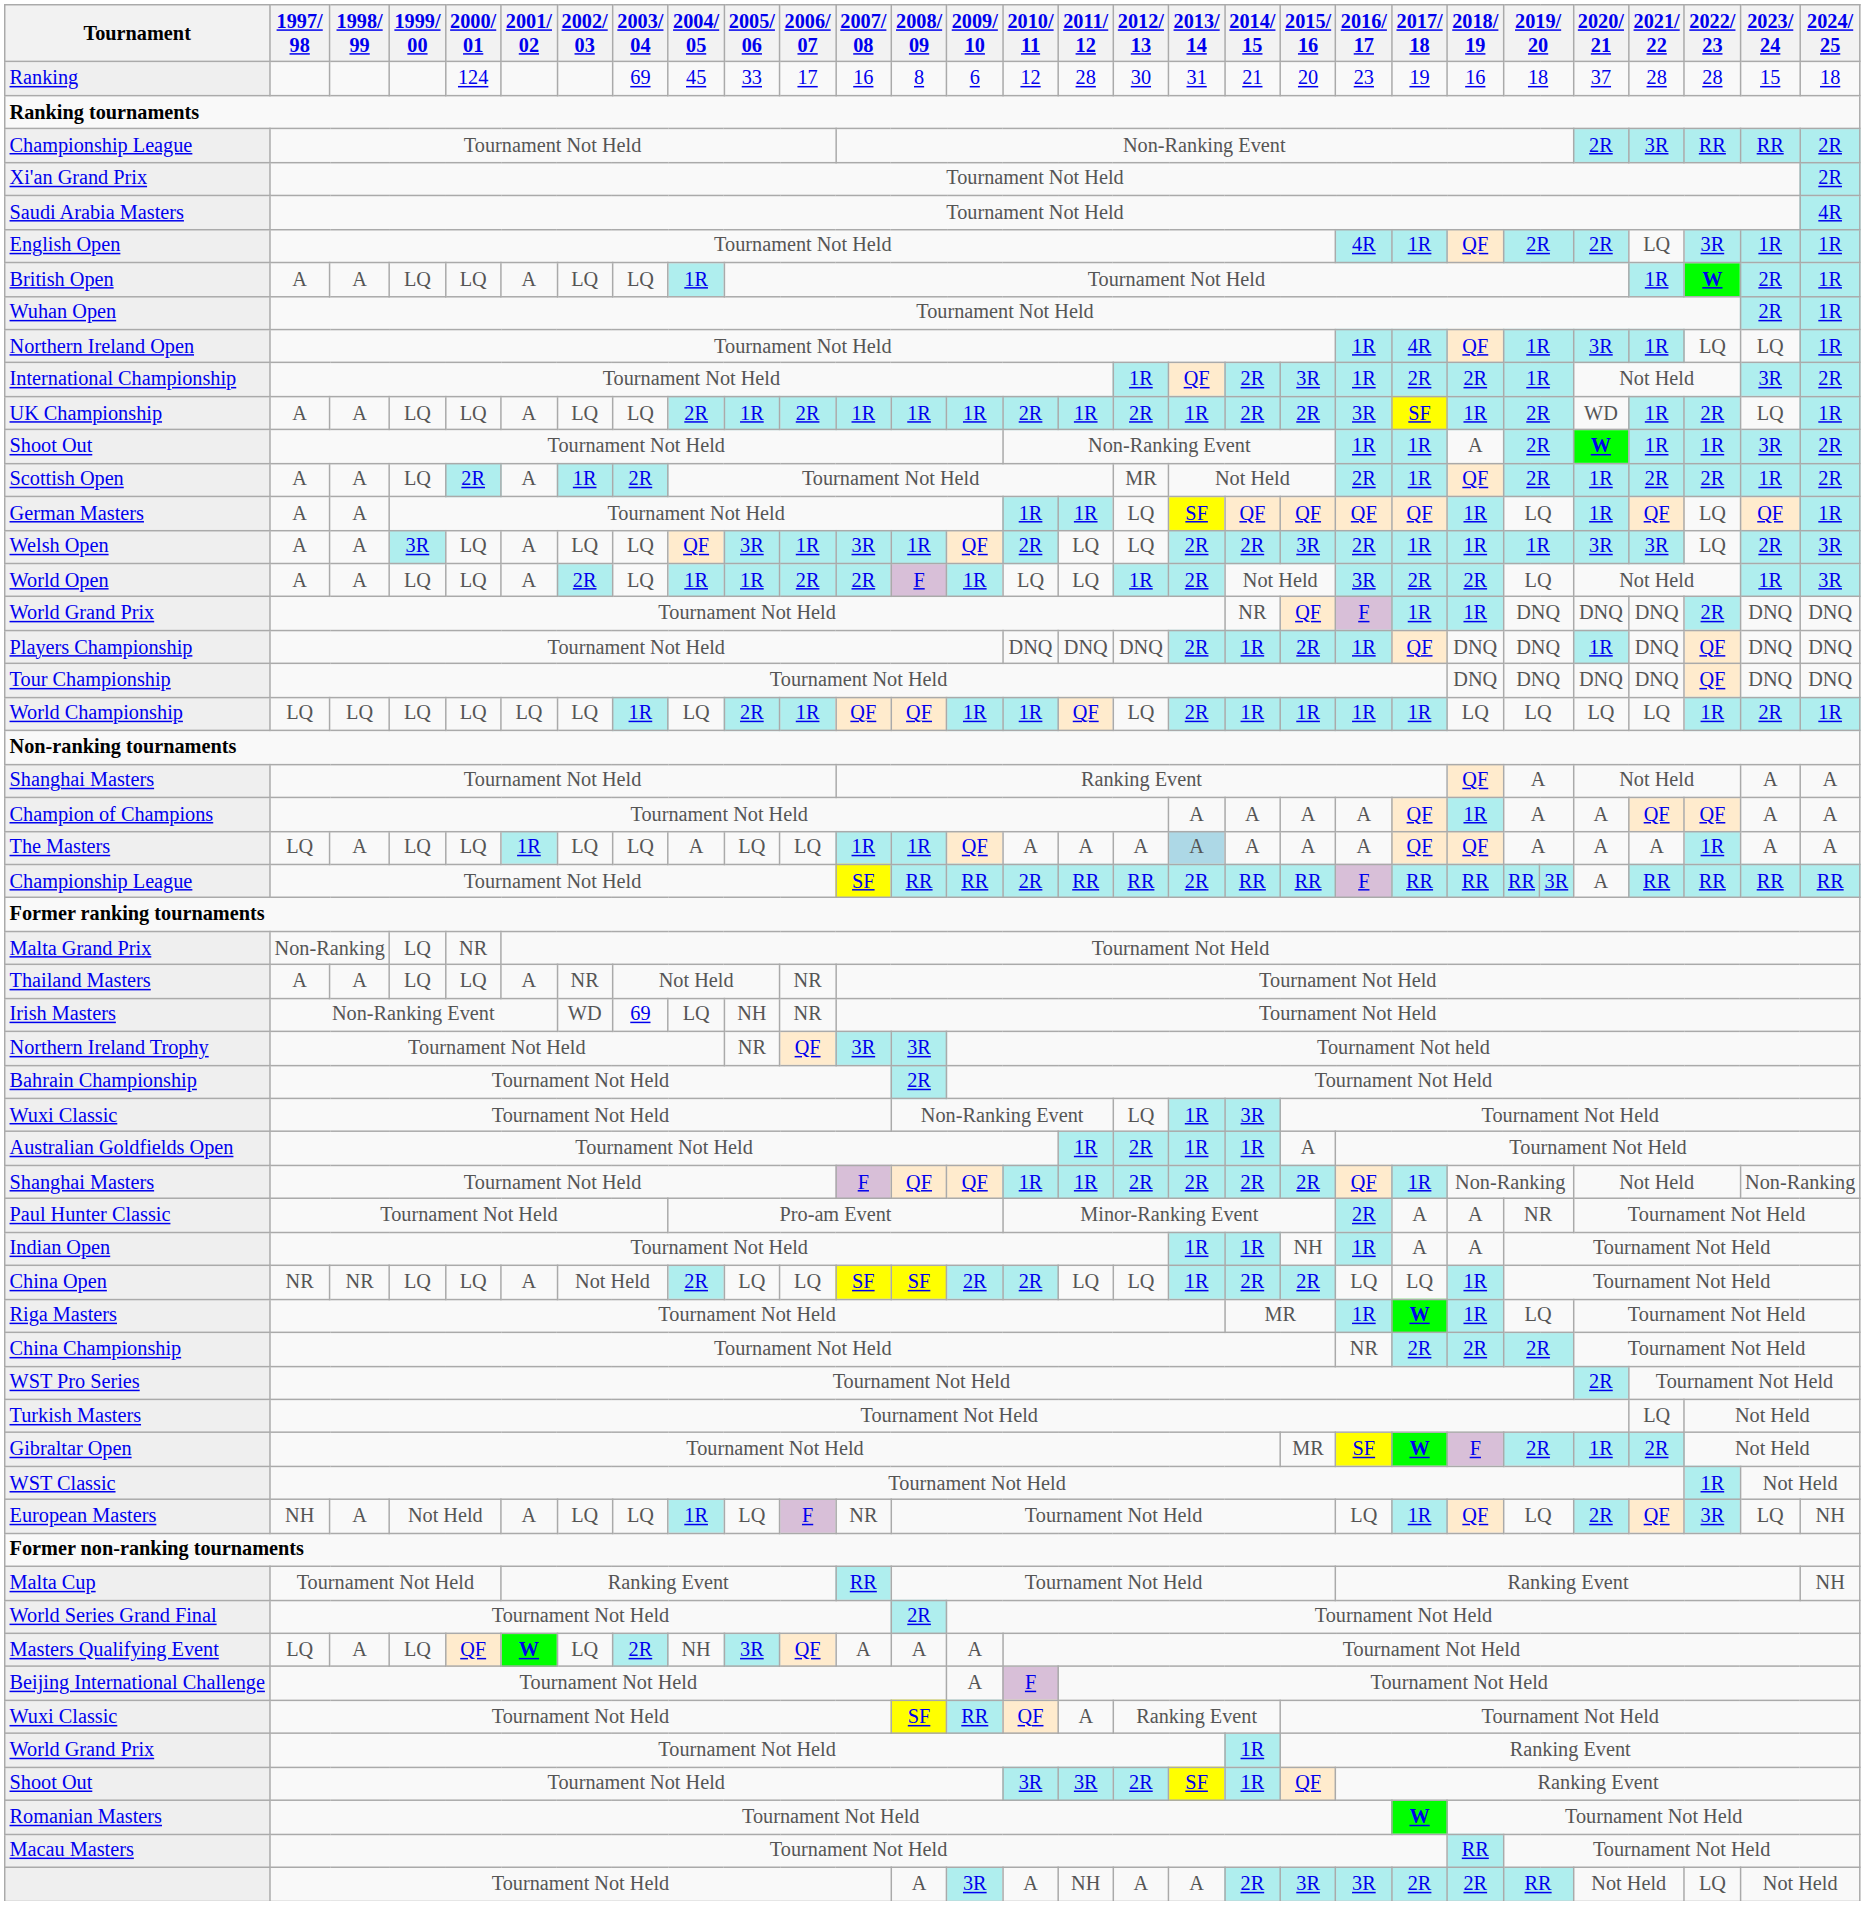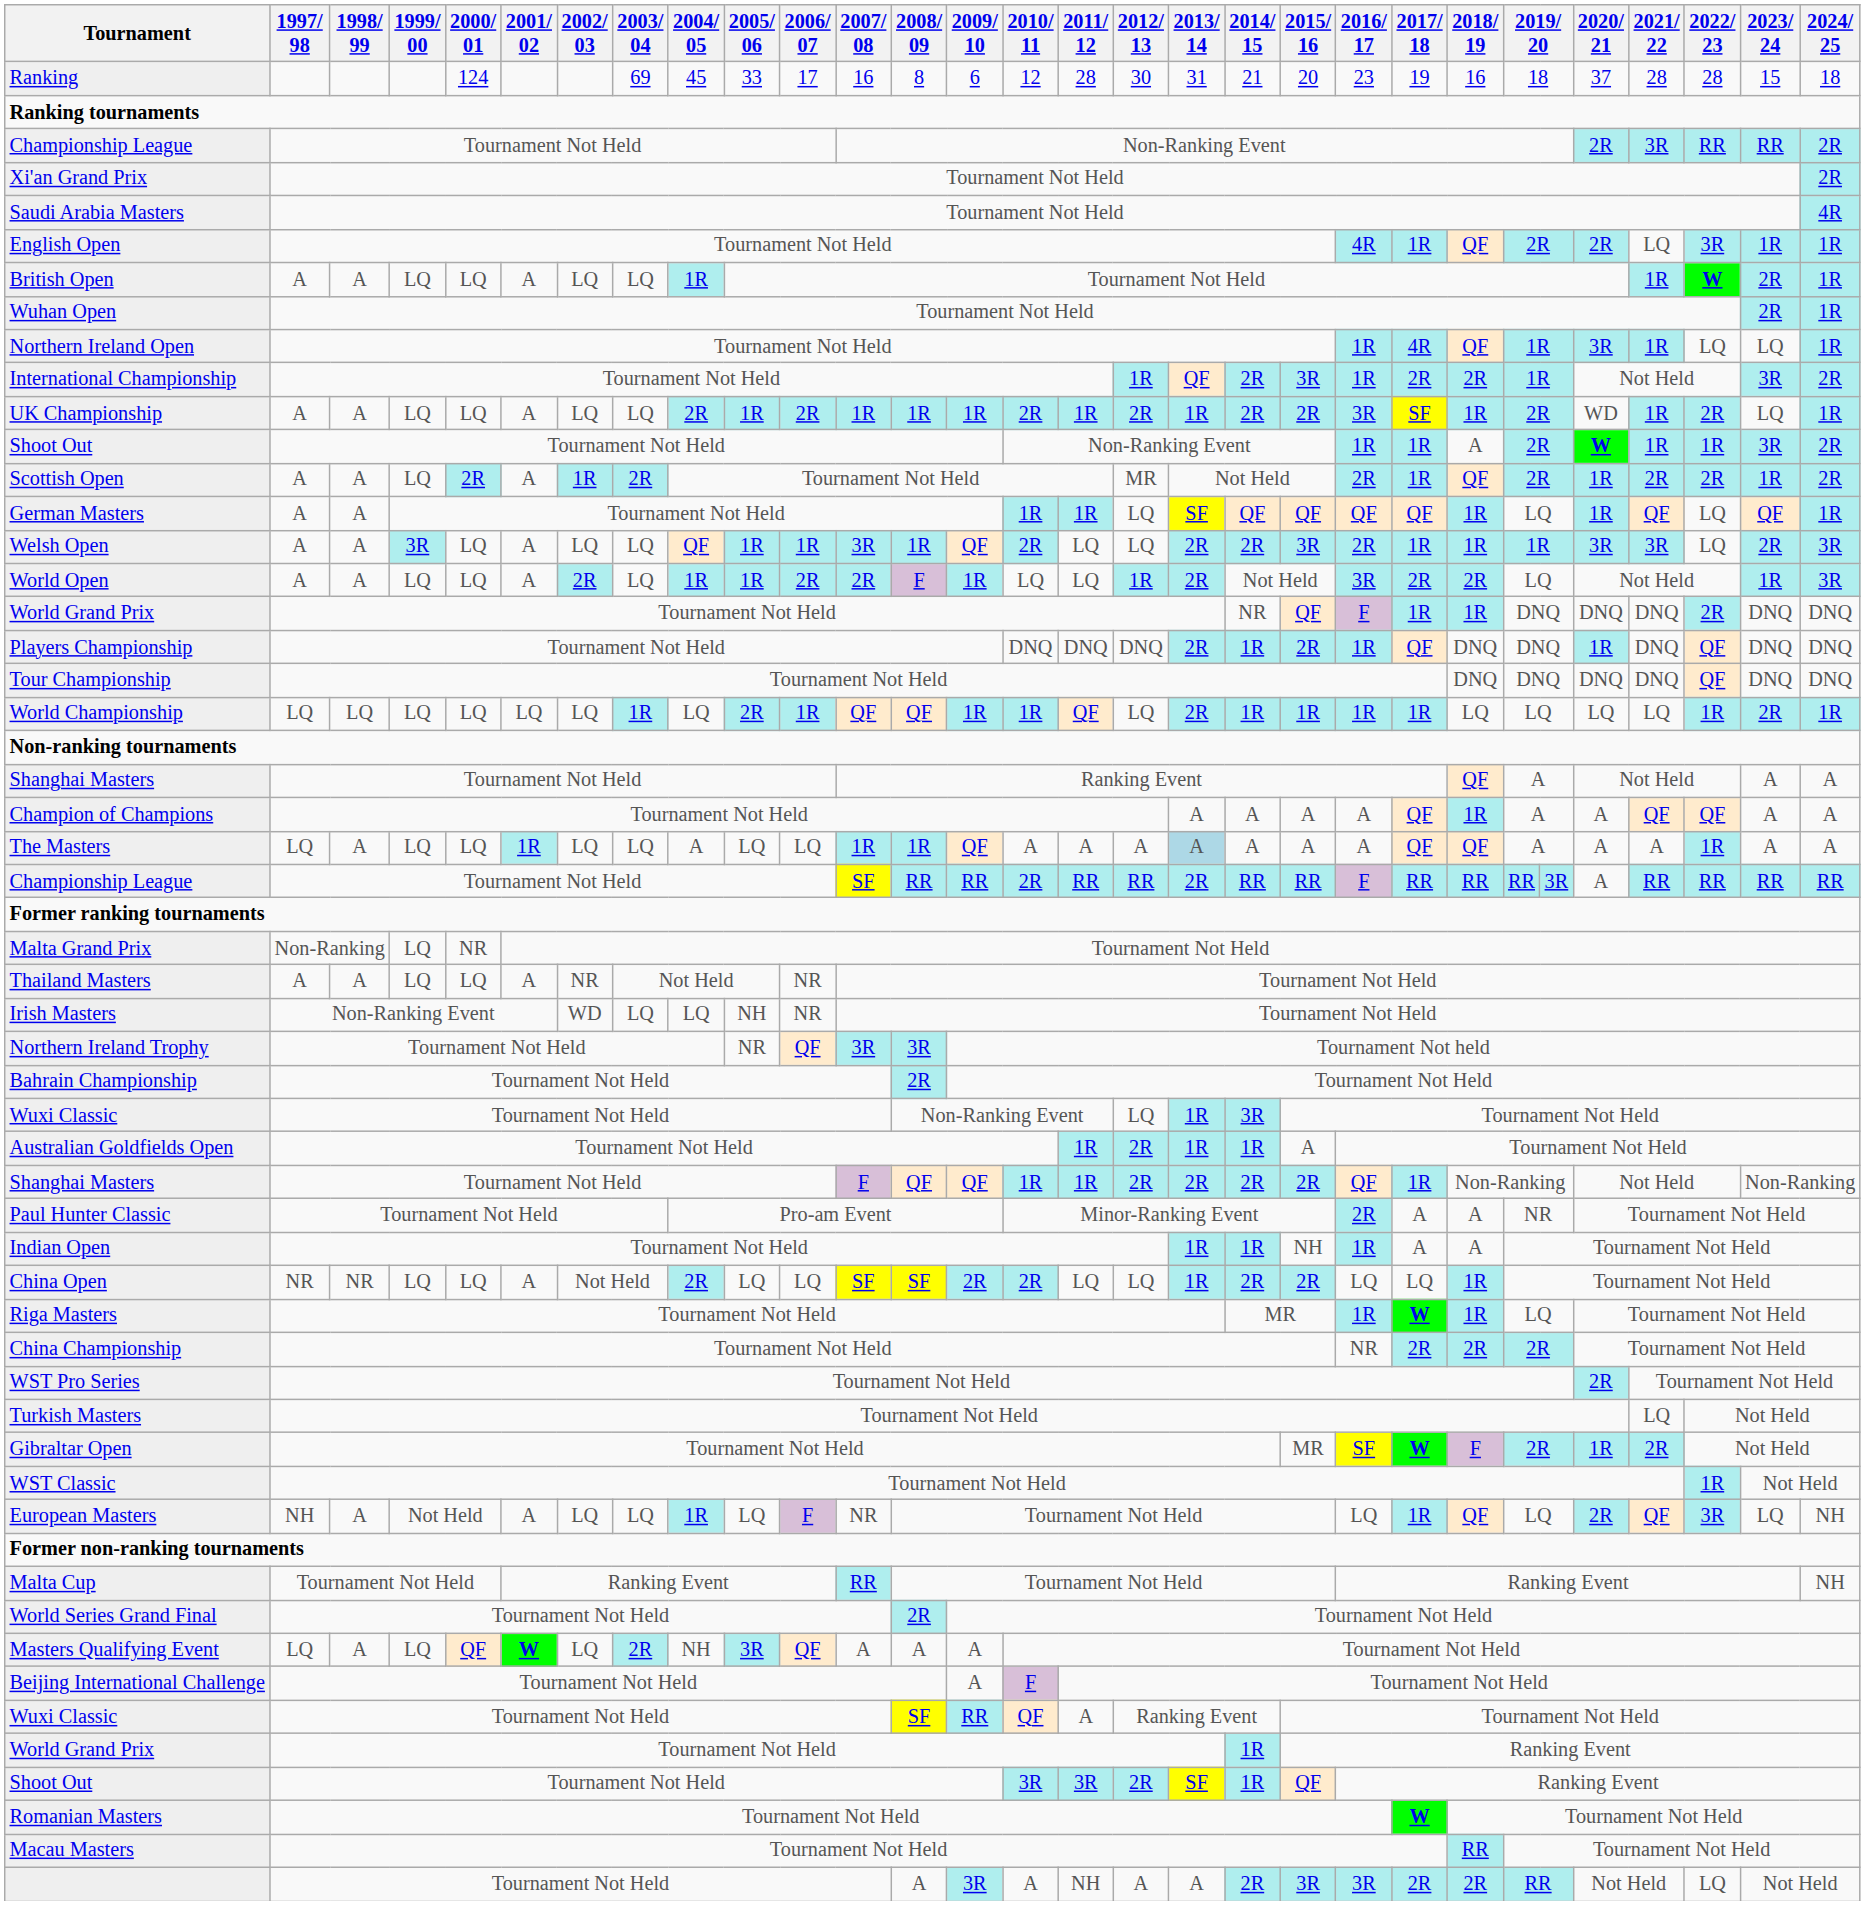(752, 546) 3R -> (752, 546) 1R
(640, 1014) 69 -> (640, 1014) LQ
